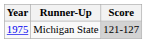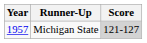(18, 30) 1975 -> (18, 30) 1957
